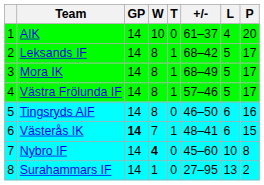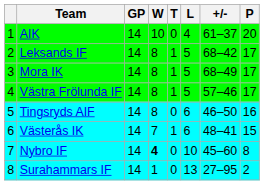columns swapped: (230, 14) <-> (201, 14)
(134, 131) bold -> (134, 131) normal
